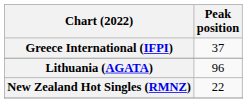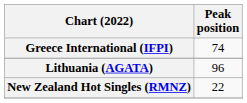(218, 48) 37 -> (218, 48) 74
